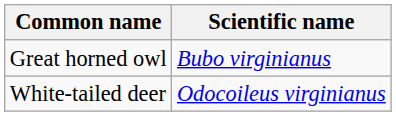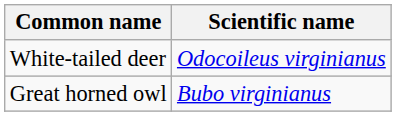rows swapped: (88, 57) <-> (88, 93)
